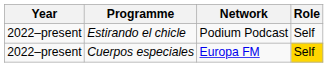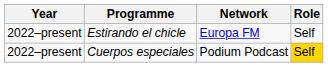(244, 33) Podium Podcast -> (230, 33) Europa FM
(230, 52) Europa FM -> (244, 52) Podium Podcast
